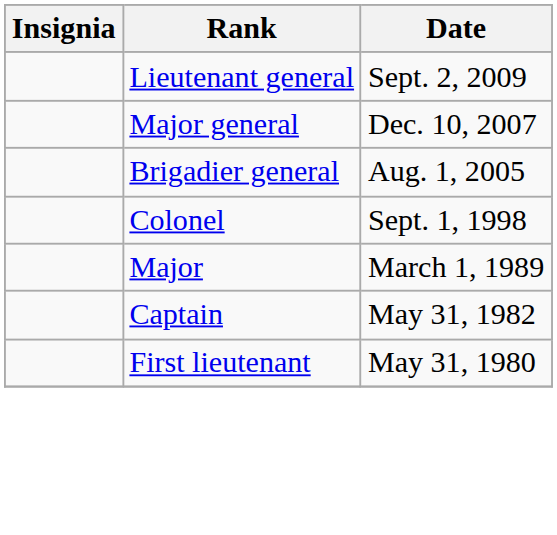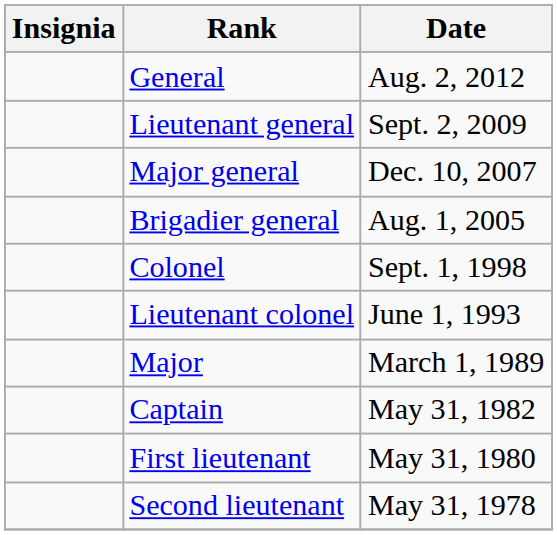+ row: (177, 76)
+ row: (242, 314)
+ row: (237, 505)
